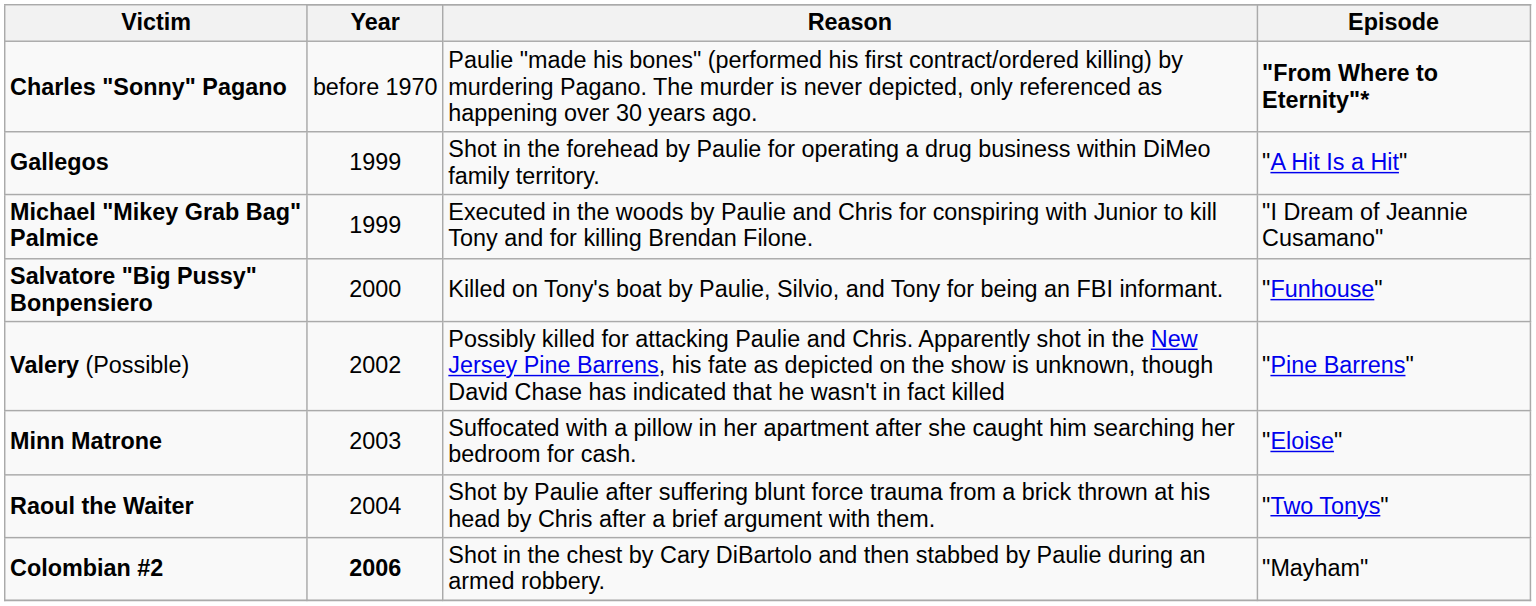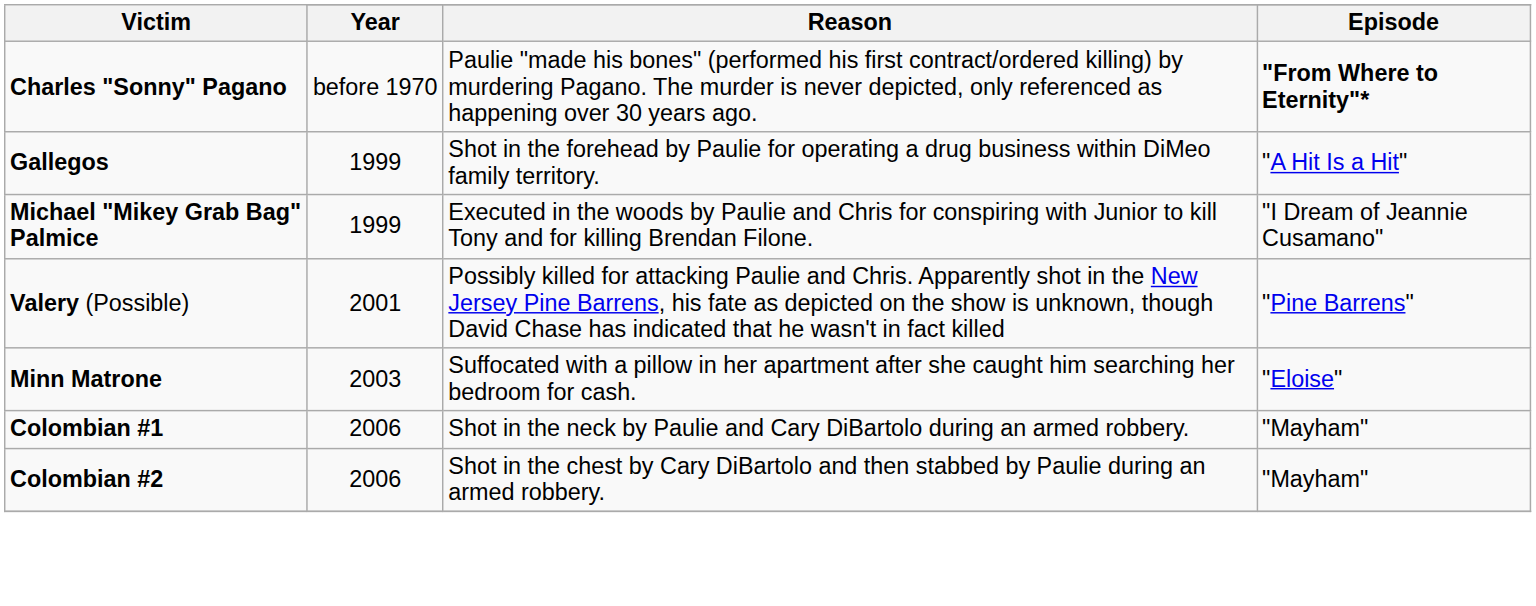- row: (133, 289)
(375, 365) 2002 -> (375, 302) 2001
- row: (102, 505)
+ row: (87, 429)
(375, 569) bold -> (375, 479) normal
